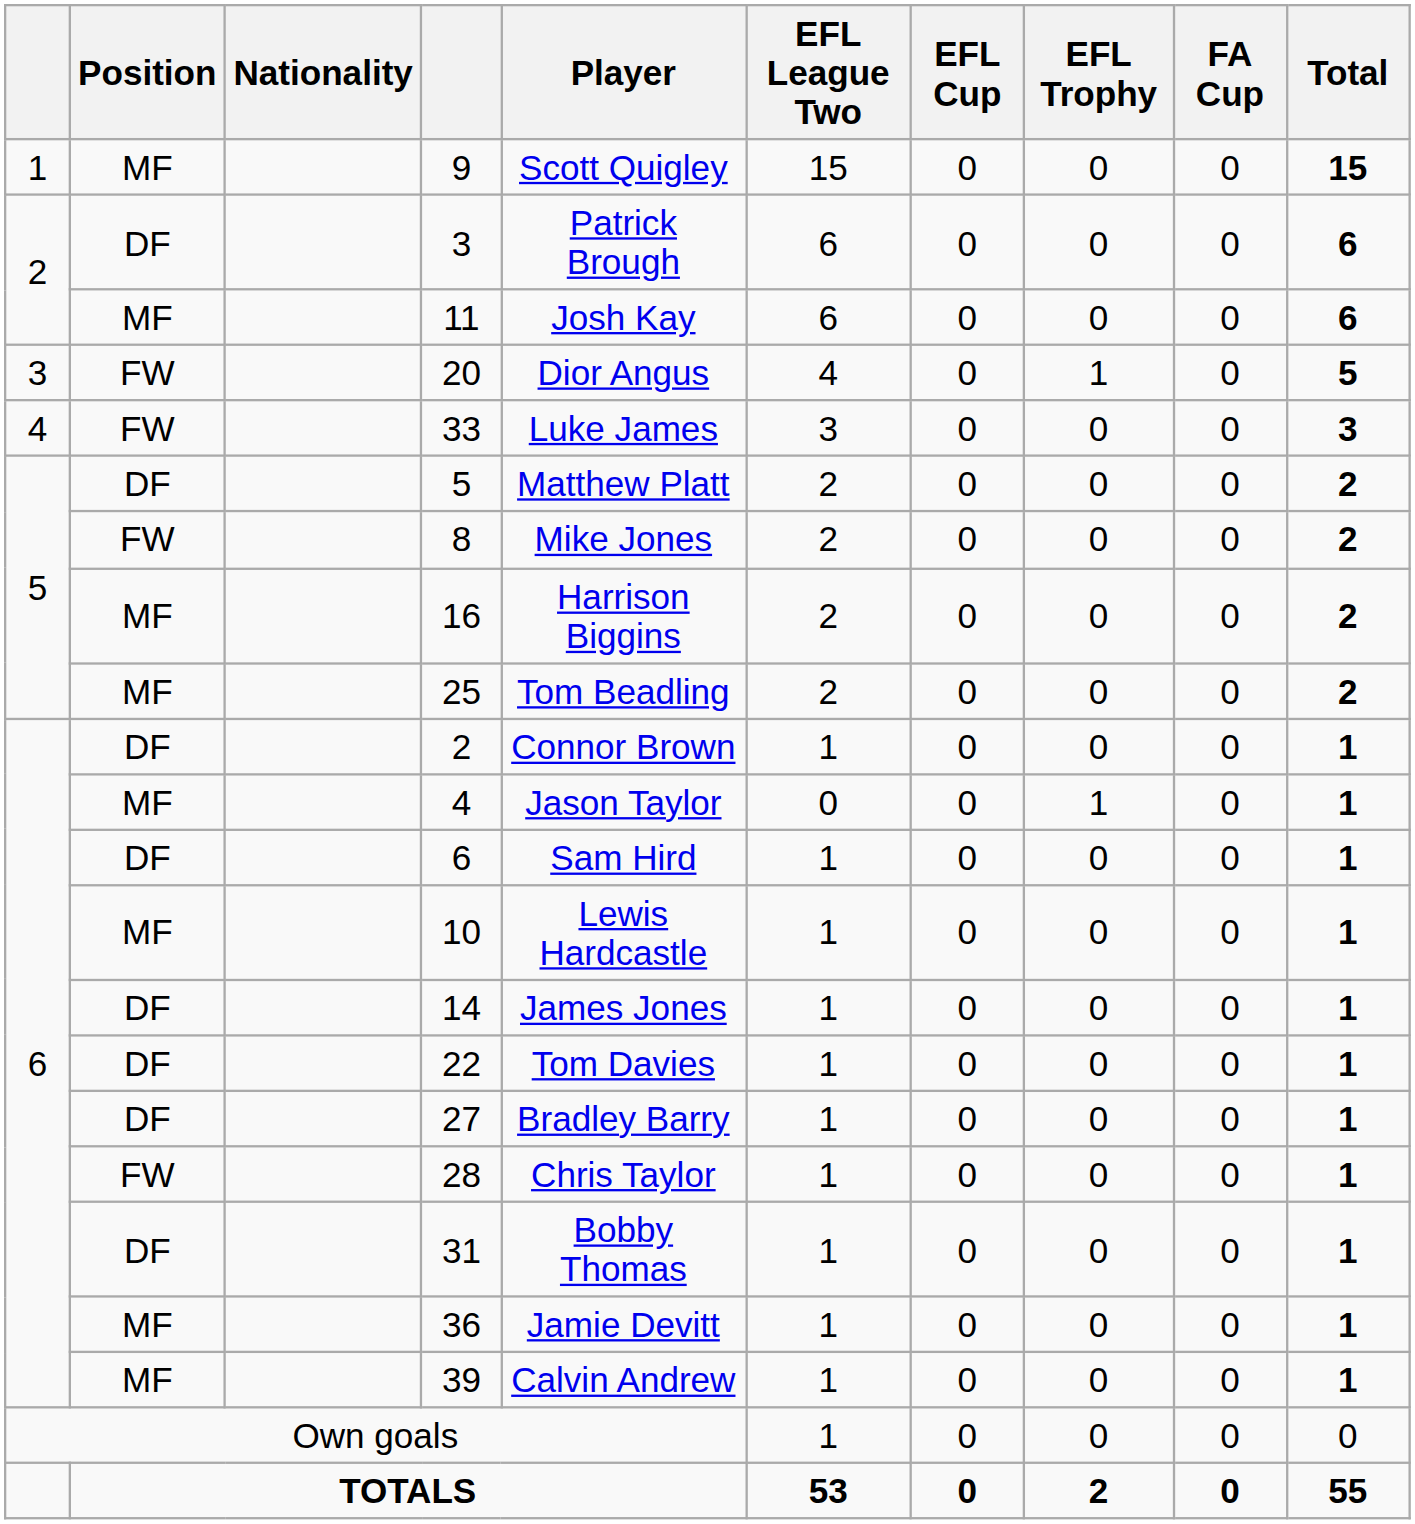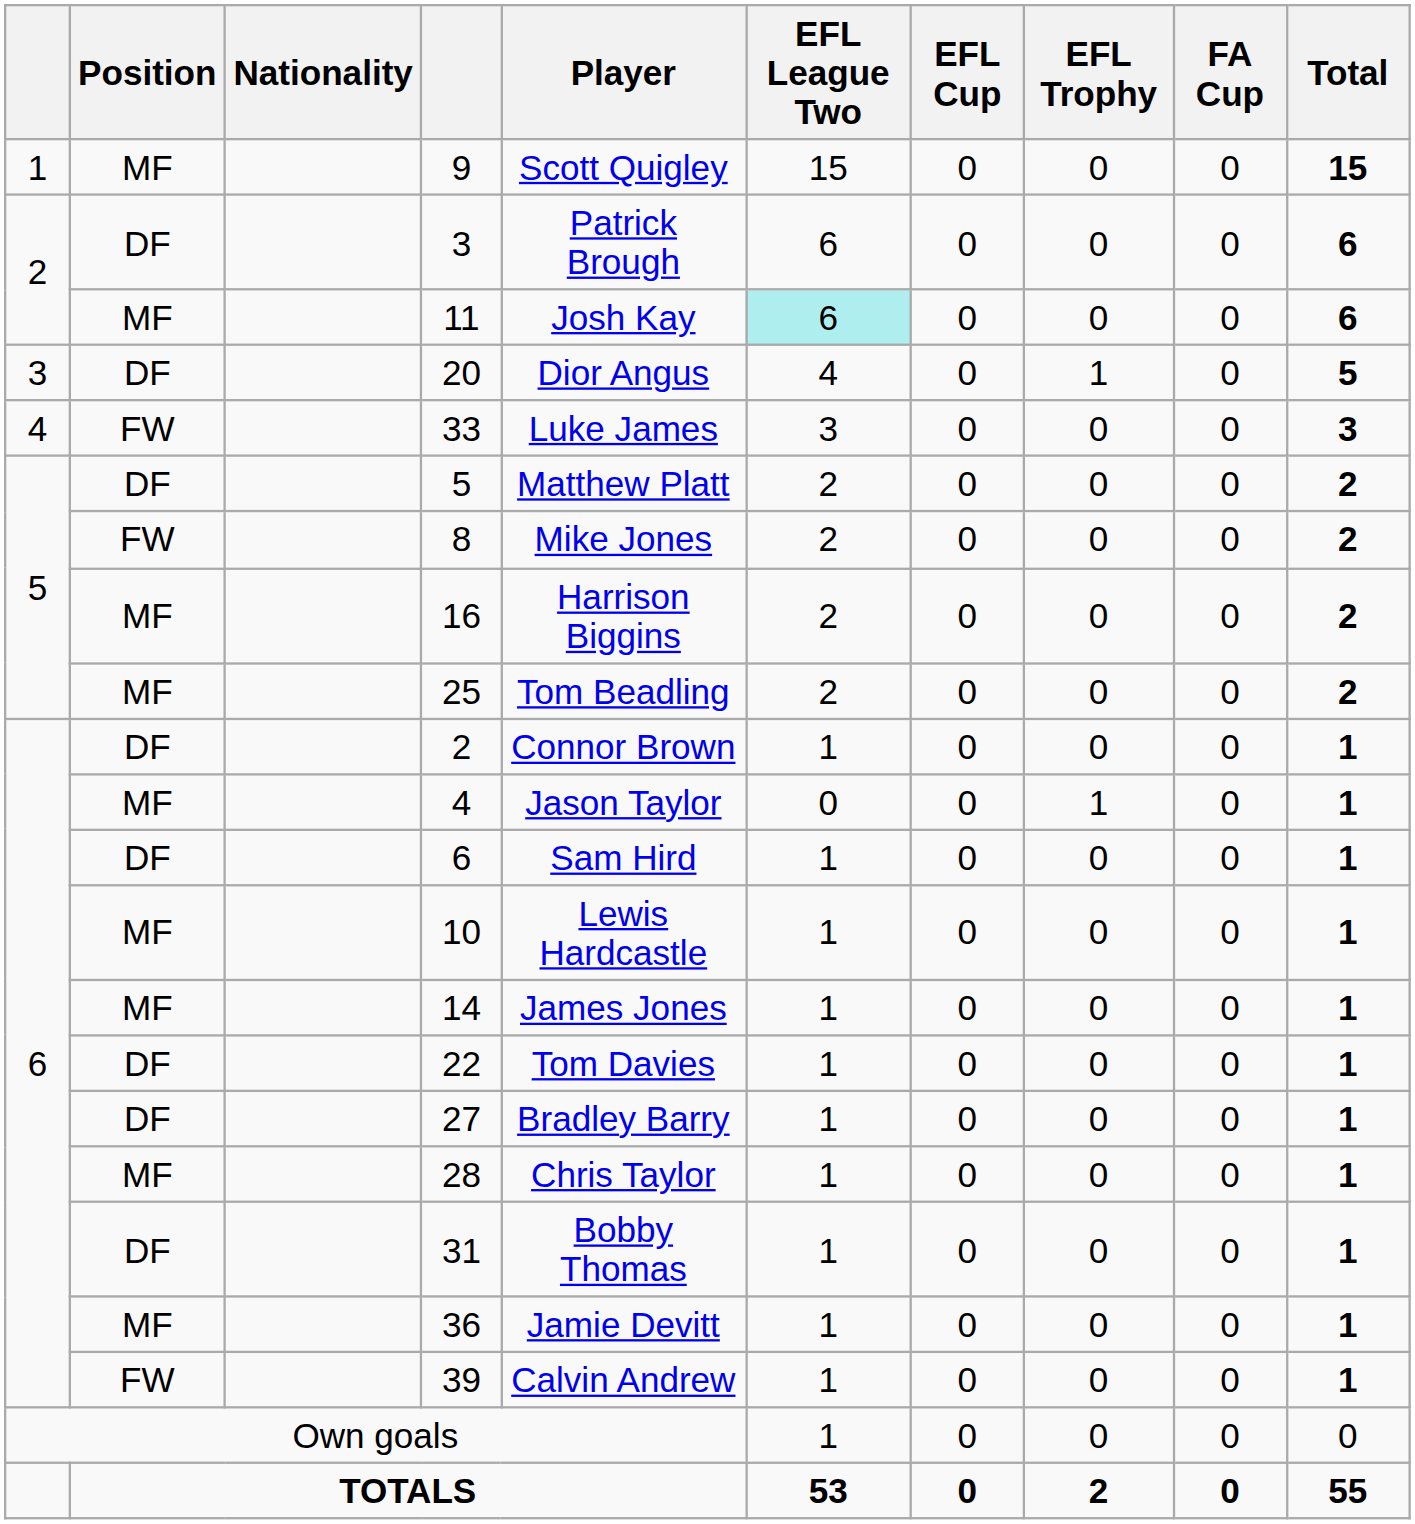(828, 318) no background -> (828, 318) paleturquoise background
(147, 373) FW -> (147, 373) DF
(147, 1008) DF -> (147, 1008) MF
(147, 1174) FW -> (147, 1174) MF
(147, 1380) MF -> (147, 1380) FW
